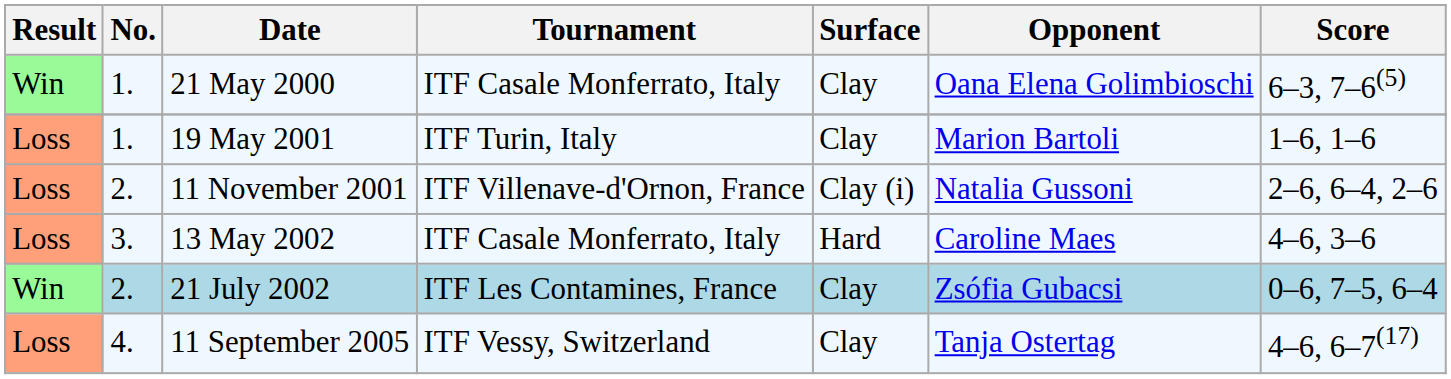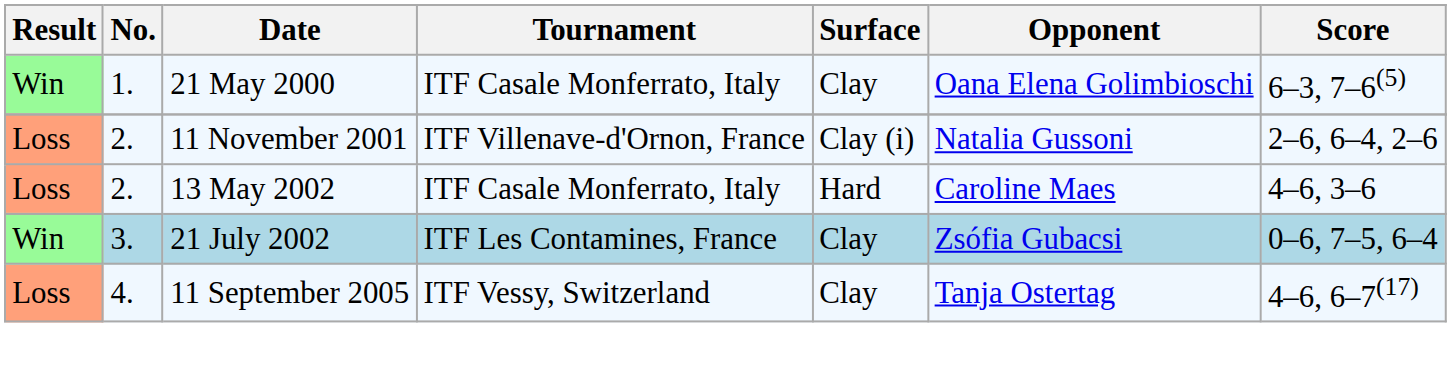- row: (253, 137)
(122, 237) 3. -> (122, 187) 2.
(122, 287) 2. -> (122, 237) 3.
